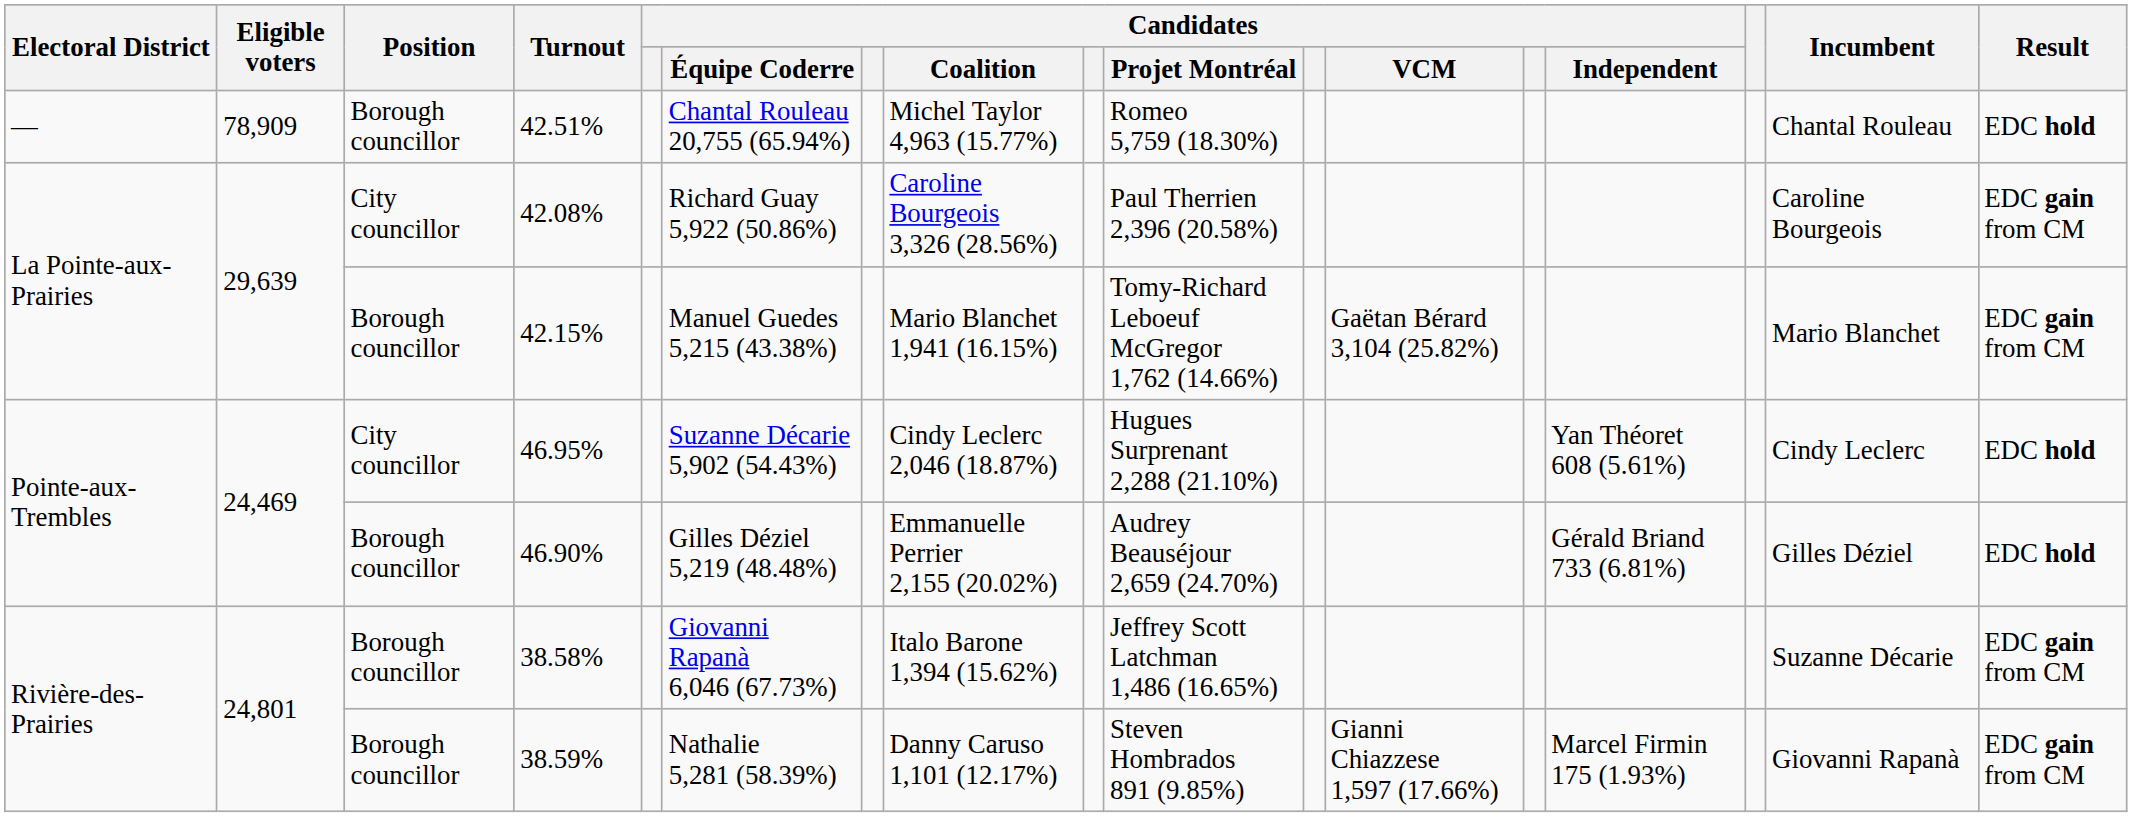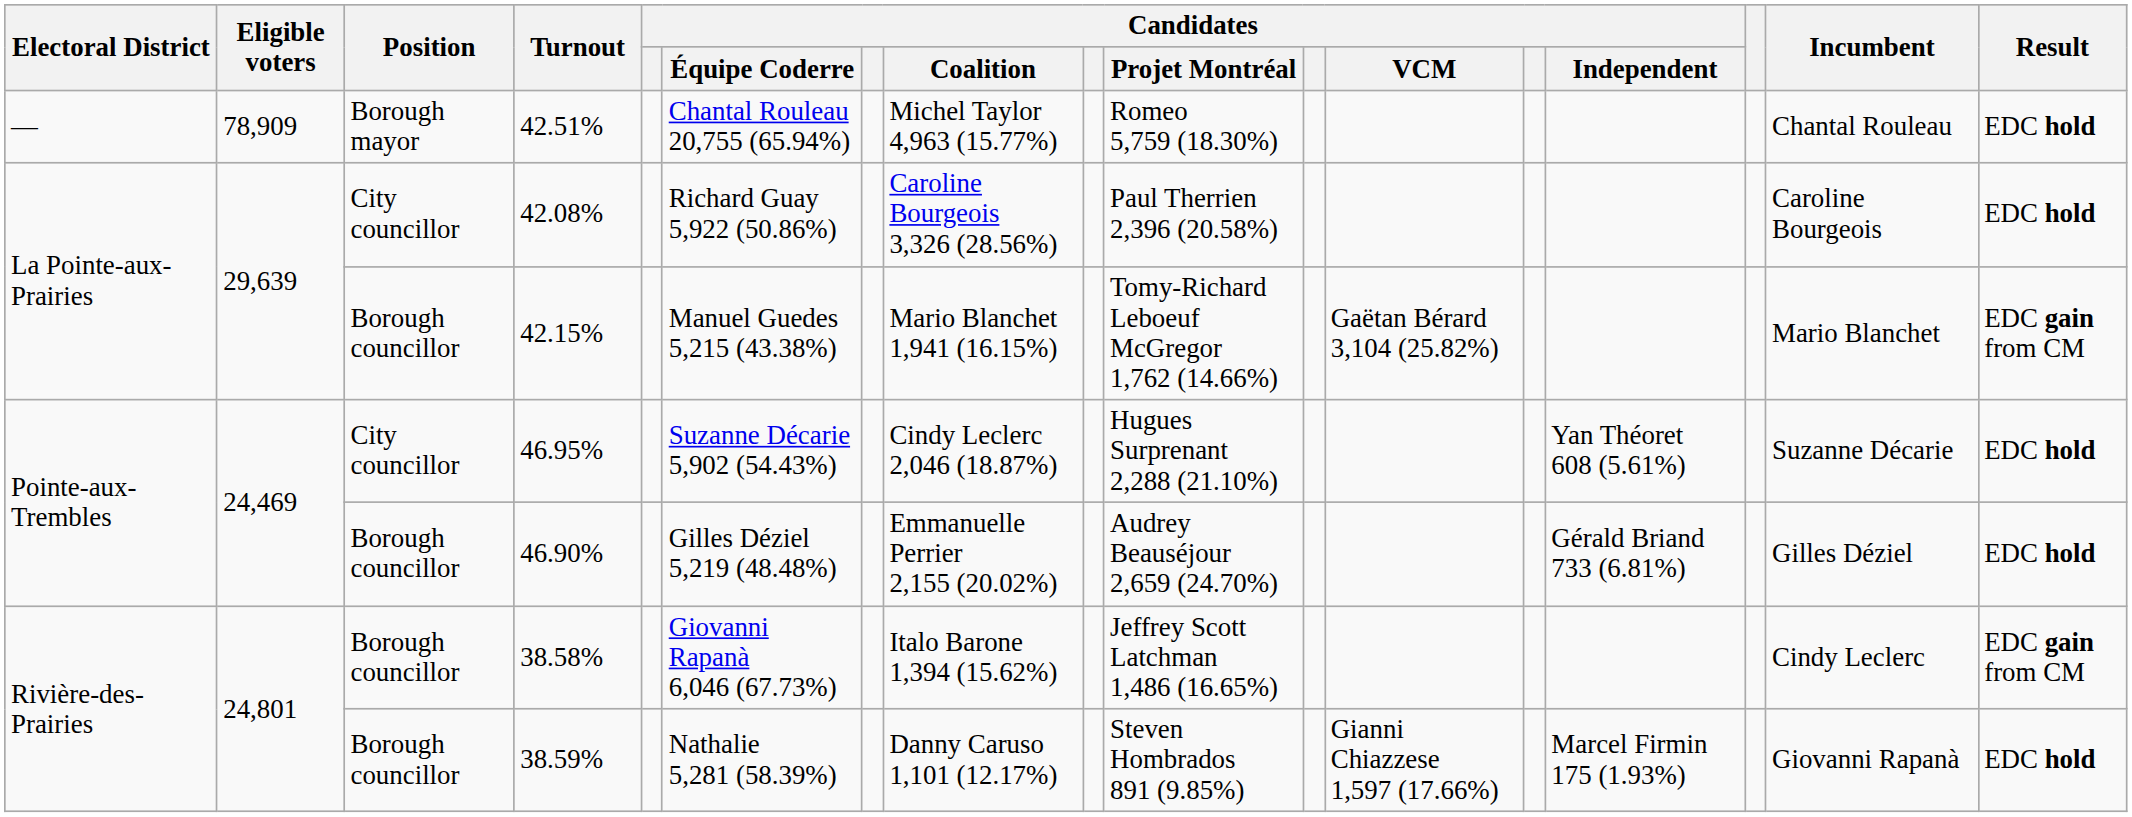(405, 126) Borough councillor -> (398, 126) Borough mayor
(2039, 214) EDC gain from CM -> (2040, 214) EDC hold
(1849, 450) Cindy Leclerc -> (1863, 450) Suzanne Décarie
(1863, 656) Suzanne Décarie -> (1849, 656) Cindy Leclerc
(2039, 759) EDC gain from CM -> (2040, 759) EDC hold
